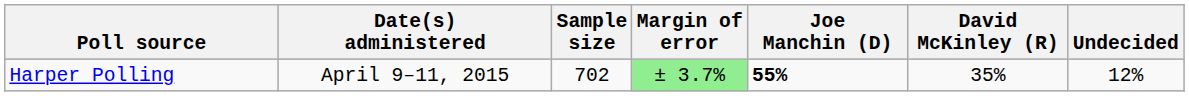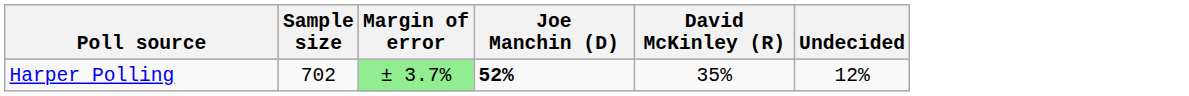- column: (415, 32)
(770, 75) 55% -> (496, 75) 52%
